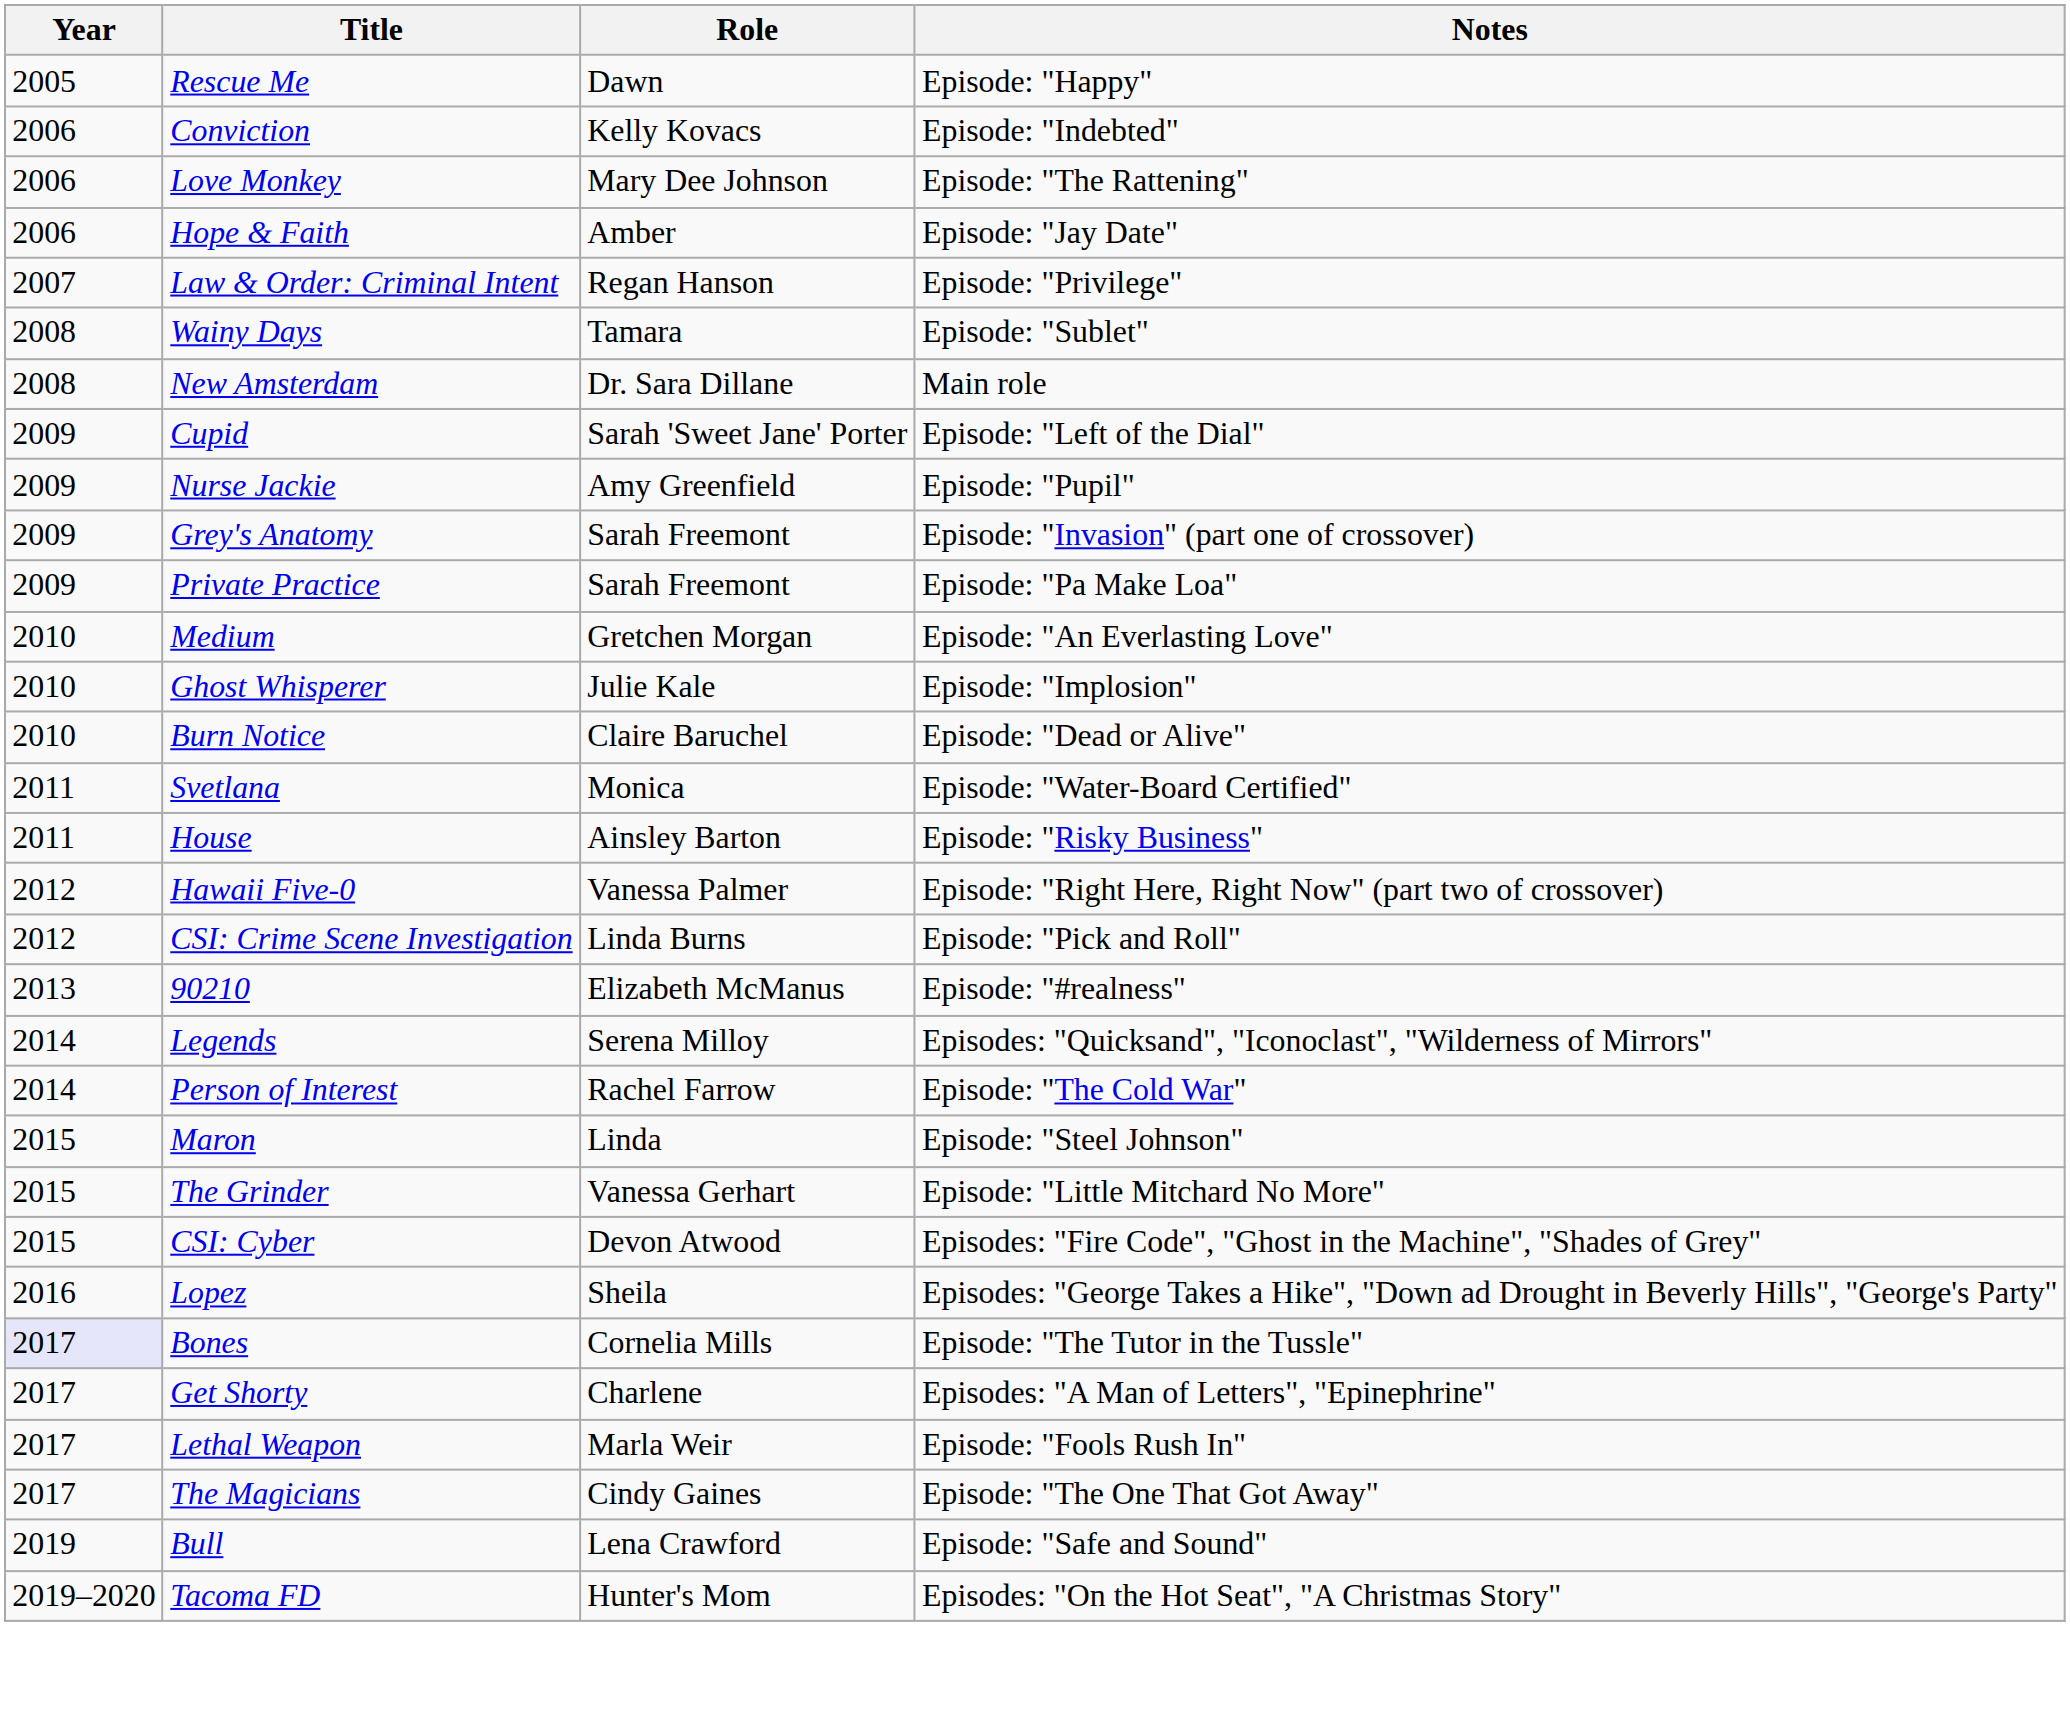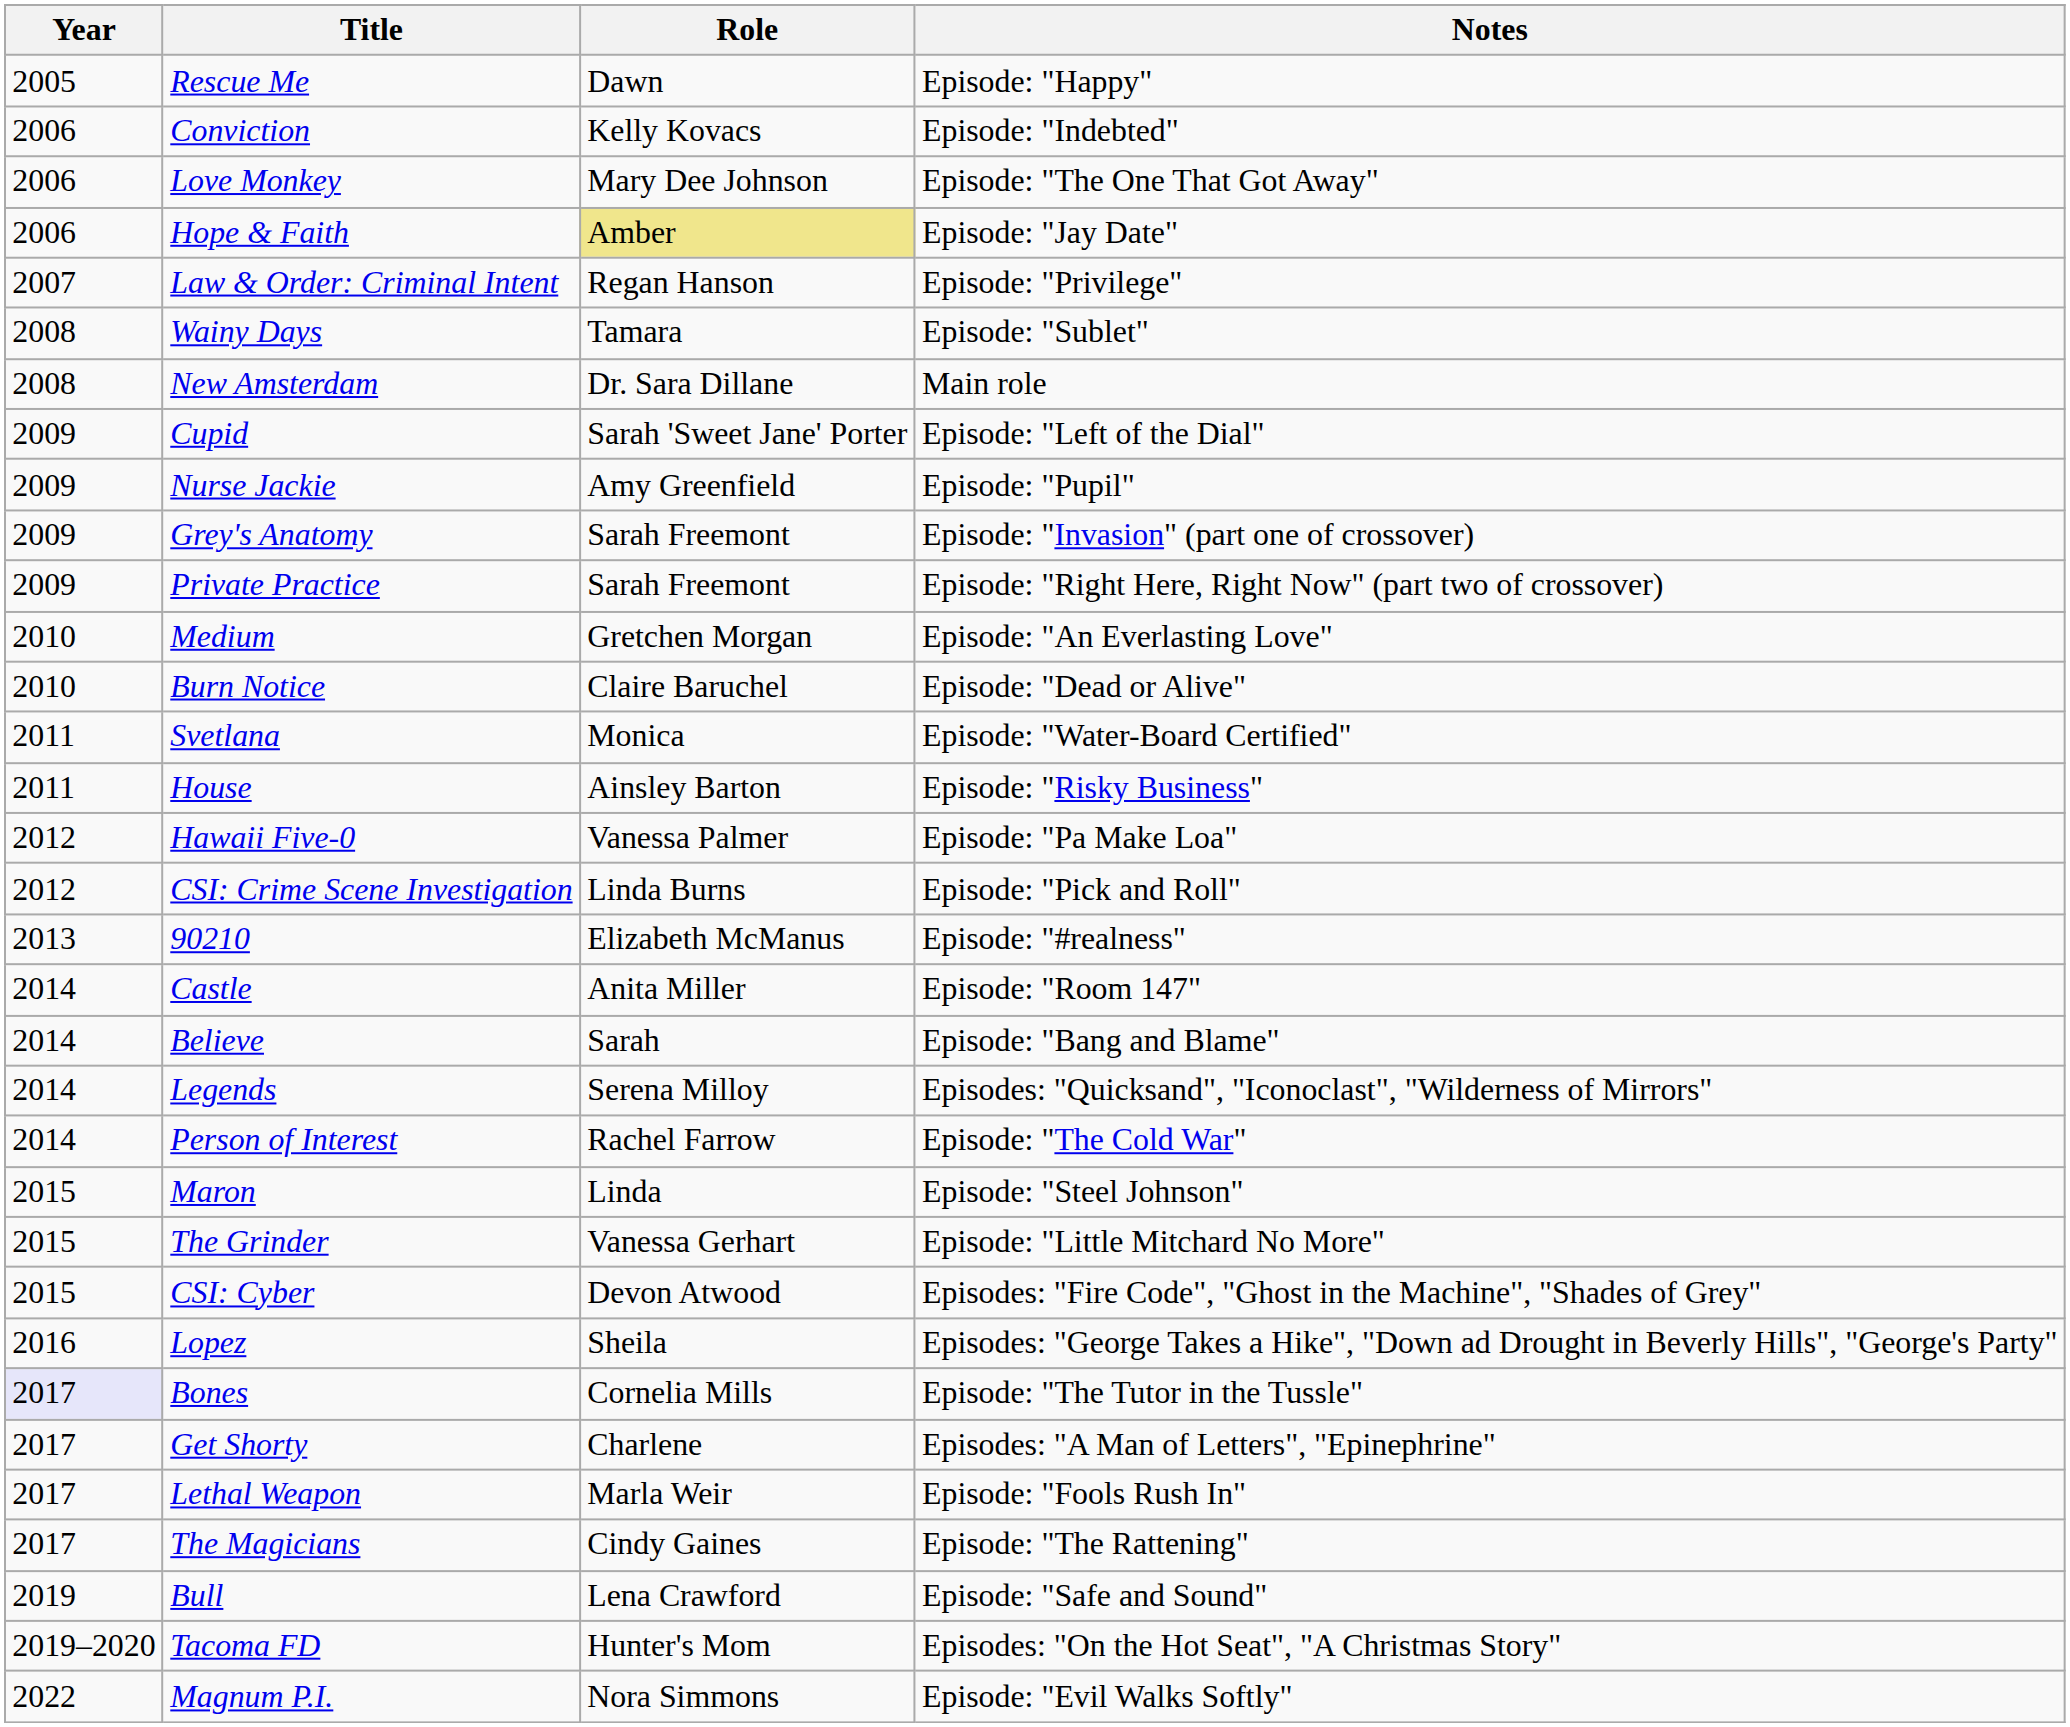(1085, 181) Episode: "The Rattening" -> (1150, 181) Episode: "The One That Got Away"
(632, 231) no background -> (632, 231) khaki background
(1080, 585) Episode: "Pa Make Loa" -> (1293, 585) Episode: "Right Here, Right Now" (part two of crossover)
- row: (278, 686)
(1293, 888) Episode: "Right Here, Right Now" (part two of crossover) -> (1080, 837) Episode: "Pa Make Loa"
+ row: (211, 989)
+ row: (217, 1039)
(1150, 1494) Episode: "The One That Got Away" -> (1085, 1544) Episode: "The Rattening"
+ row: (252, 1696)
